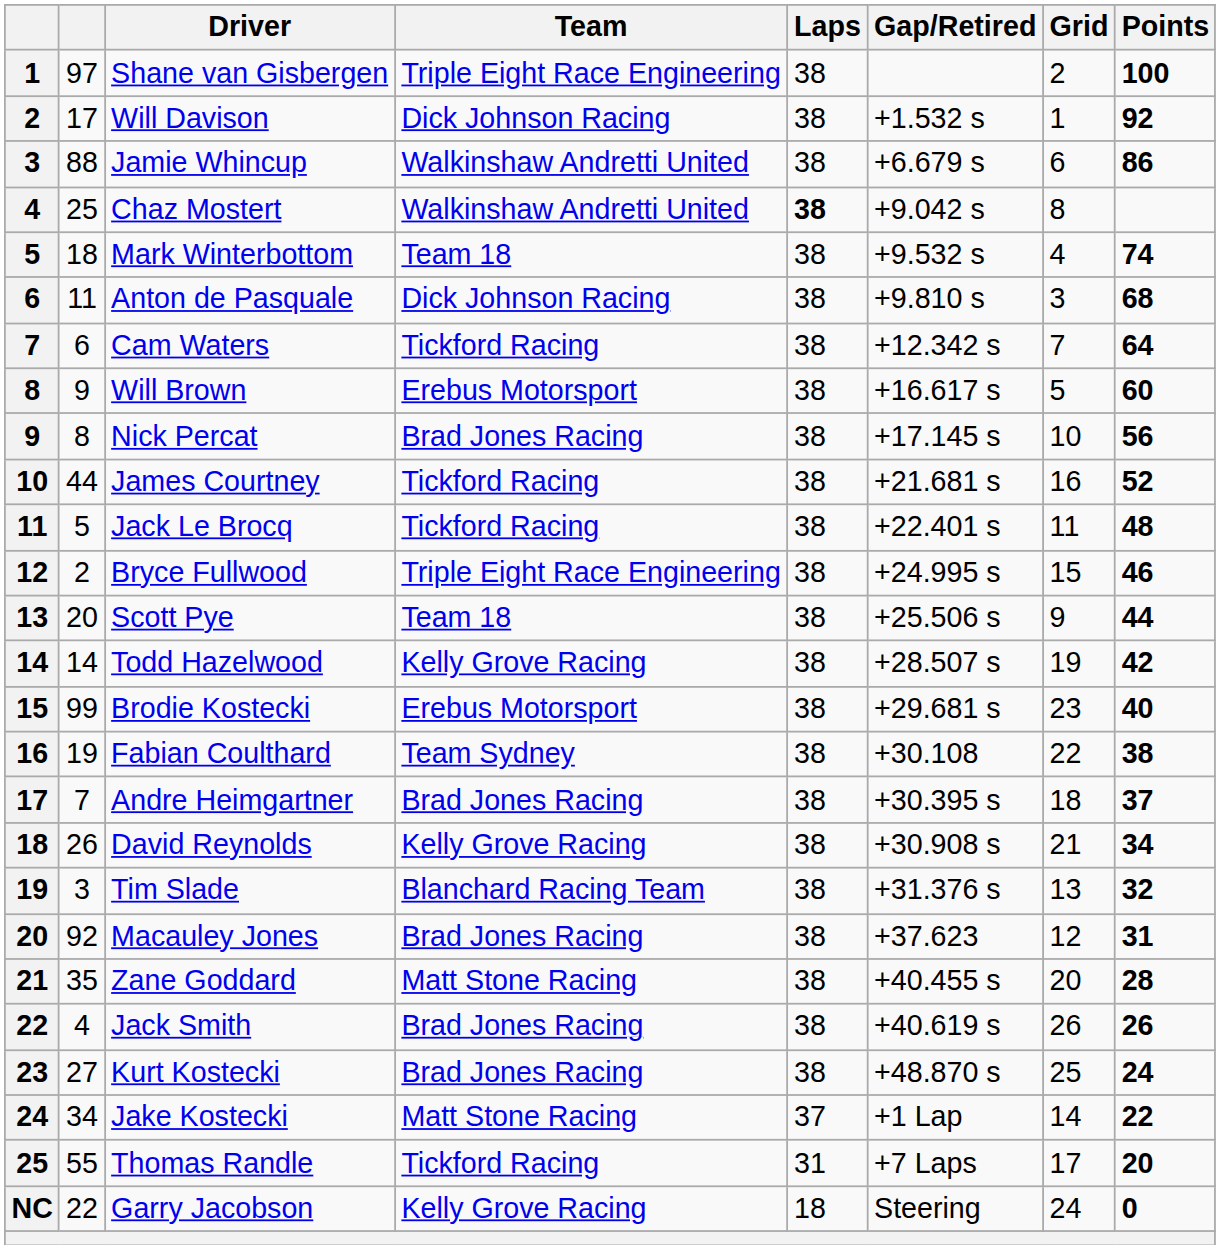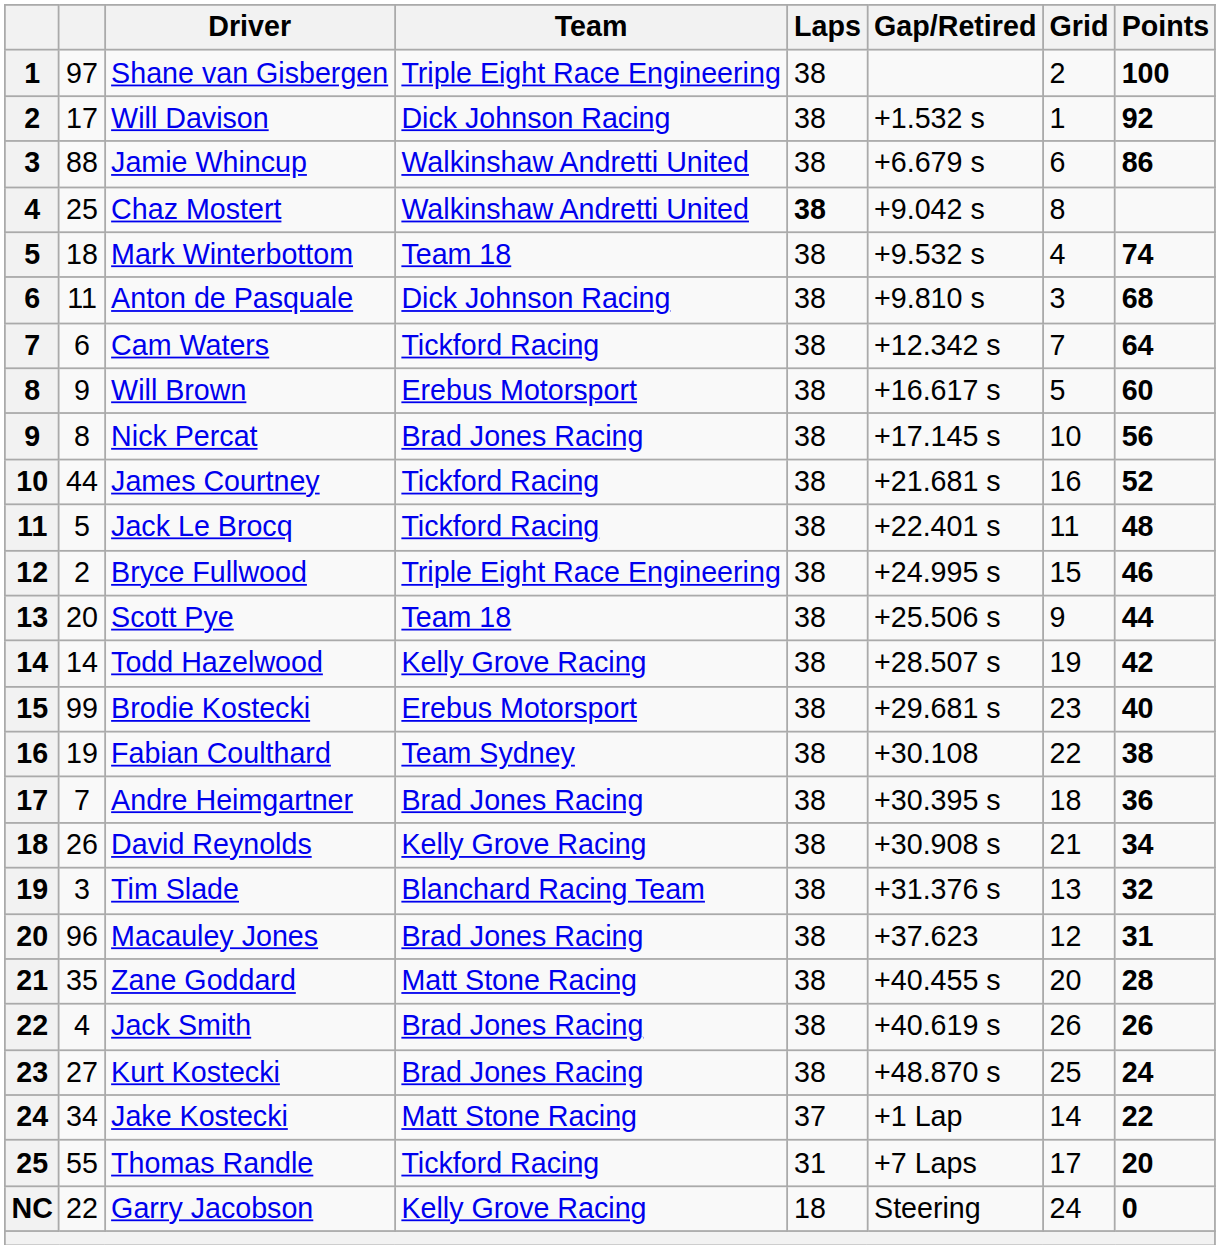(1138, 799) 37 -> (1138, 799) 36
(82, 935) 92 -> (82, 935) 96
